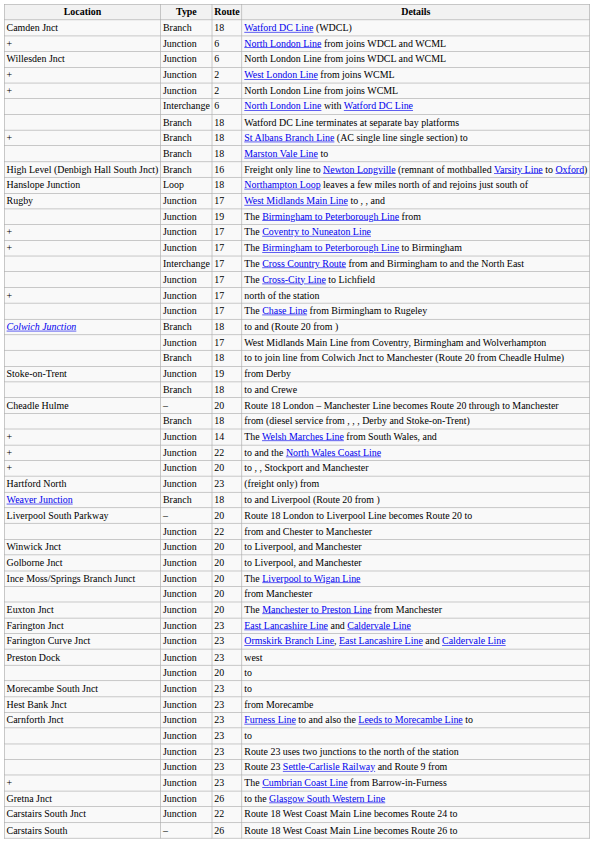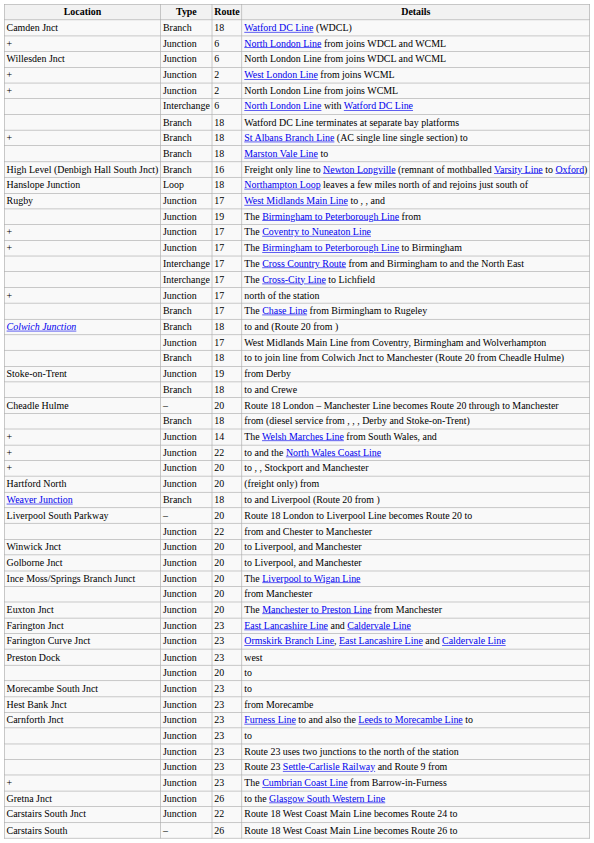(180, 279) Junction -> (186, 279) Interchange
(180, 311) Junction -> (177, 311) Branch
(219, 484) 23 -> (219, 484) 20
